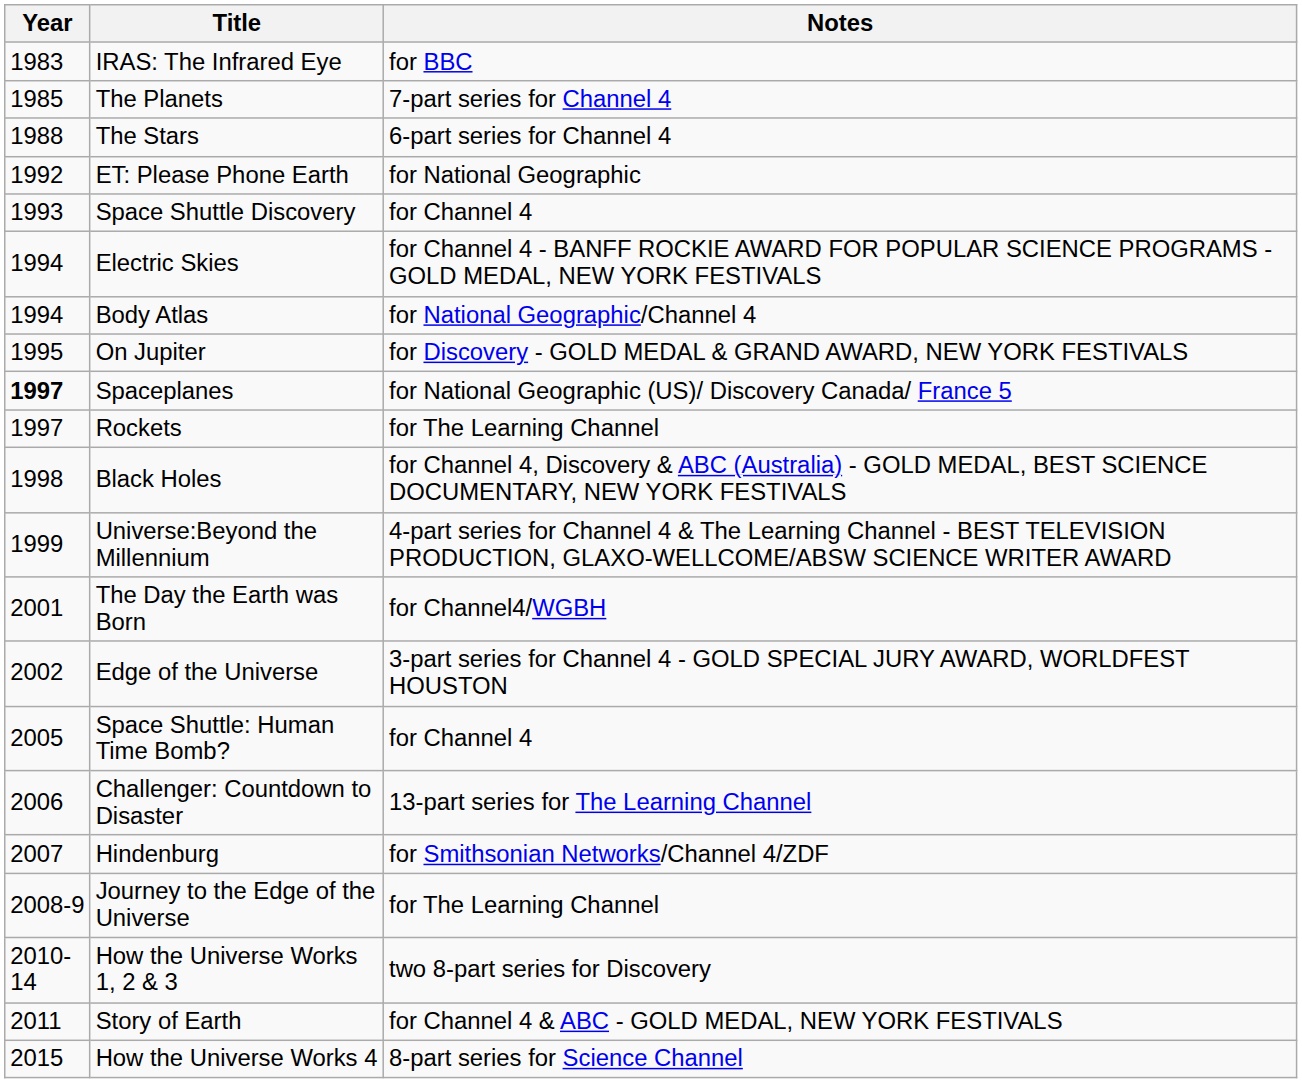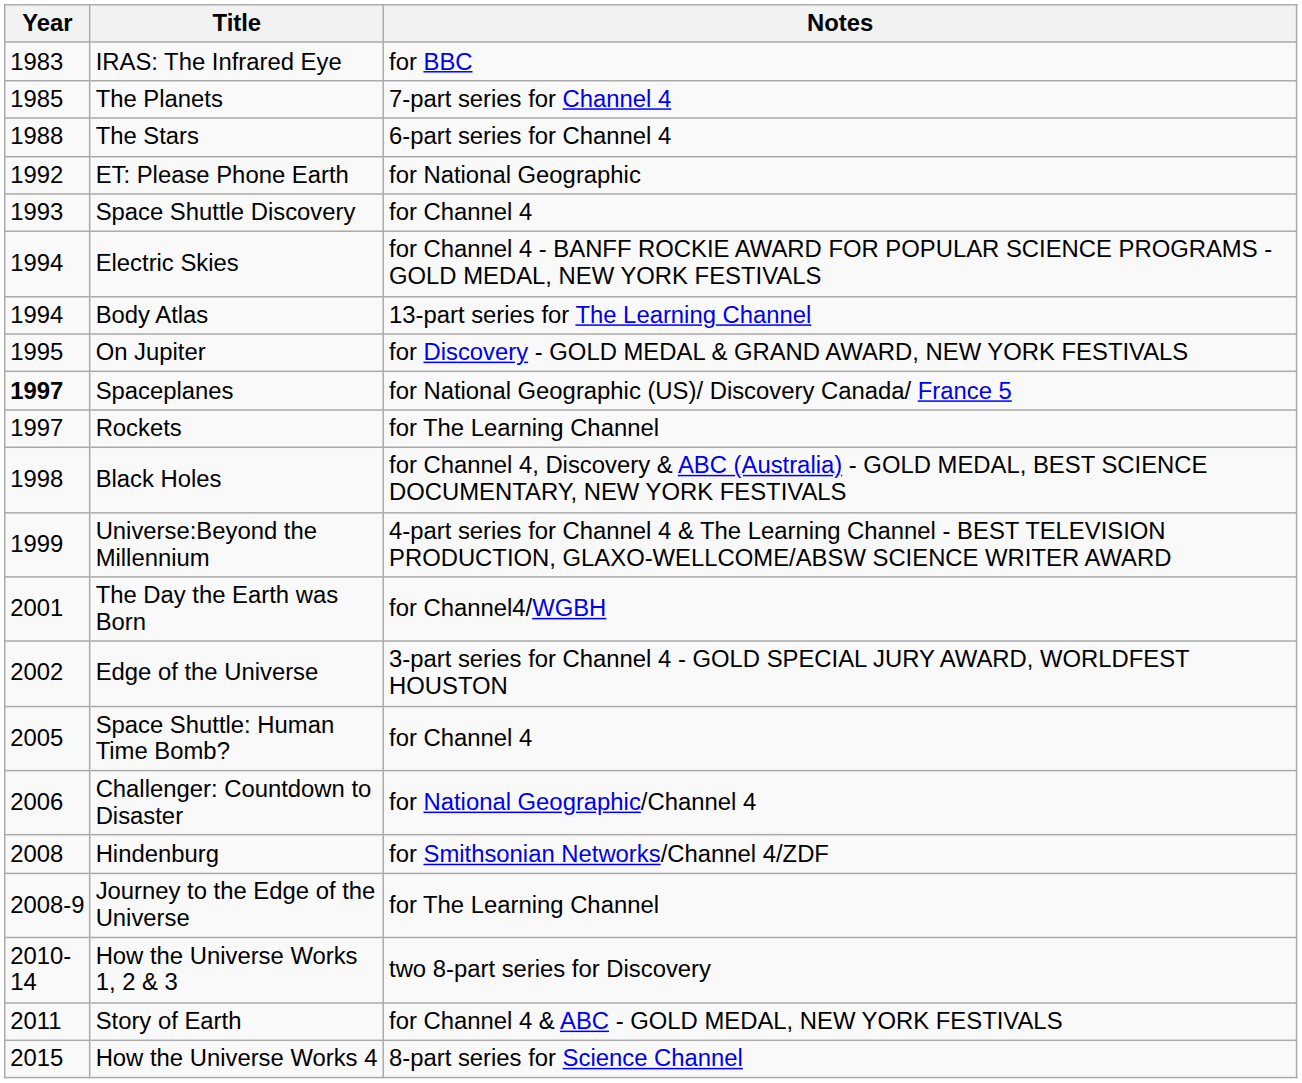(573, 314) for National Geographic/Channel 4 -> (600, 314) 13-part series for The Learning Channel
(600, 802) 13-part series for The Learning Channel -> (573, 802) for National Geographic/Channel 4
(37, 853) 2007 -> (37, 853) 2008
